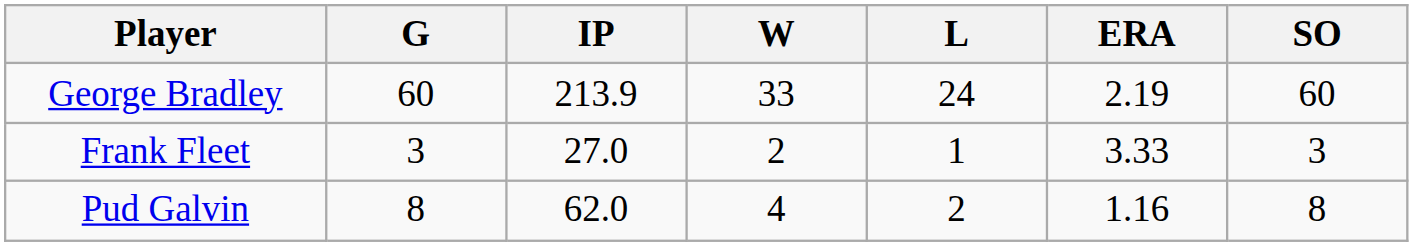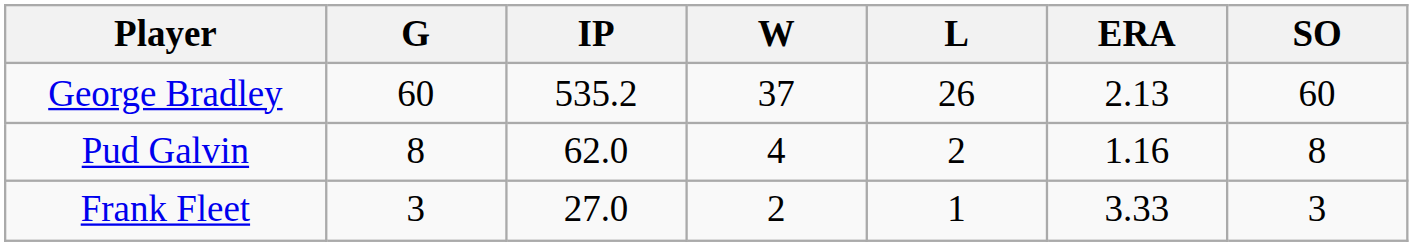(596, 92) 213.9 -> (596, 92) 535.2
(776, 92) 33 -> (776, 92) 37
(957, 92) 24 -> (957, 92) 26
(1137, 92) 2.19 -> (1137, 92) 2.13
rows swapped: (165, 209) <-> (165, 151)
